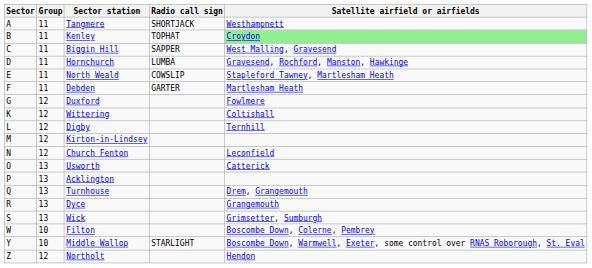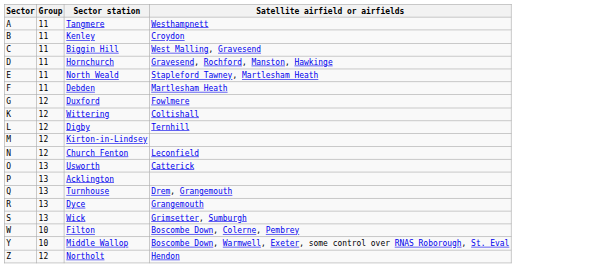- column: (187, 11)
(243, 37) lightgreen background -> (168, 37) no background
